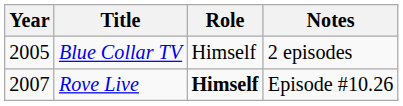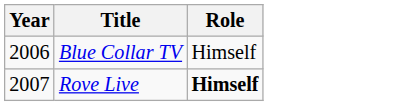- column: (331, 20)
(29, 52) 2005 -> (29, 52) 2006
